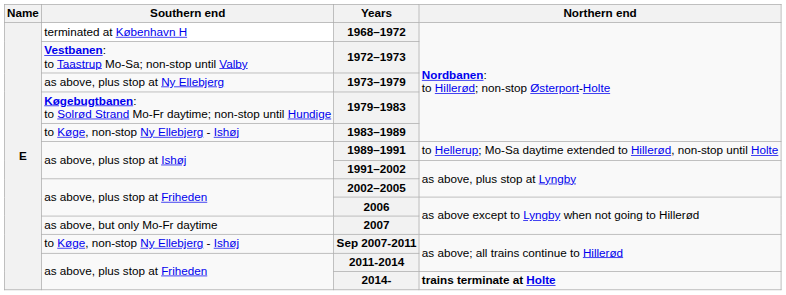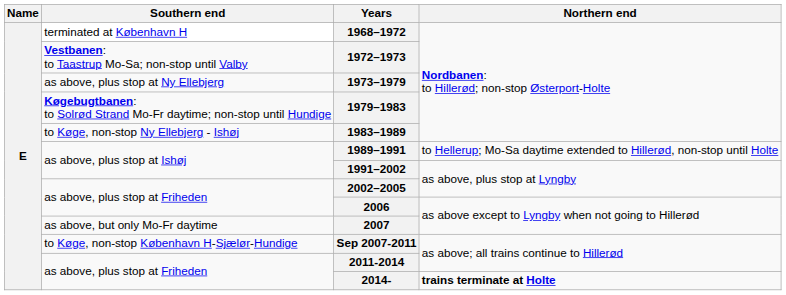(142, 243) to Køge, non-stop Ny Ellebjerg - Ishøj -> (171, 243) to Køge, non-stop København H-Sjælør-Hundige
